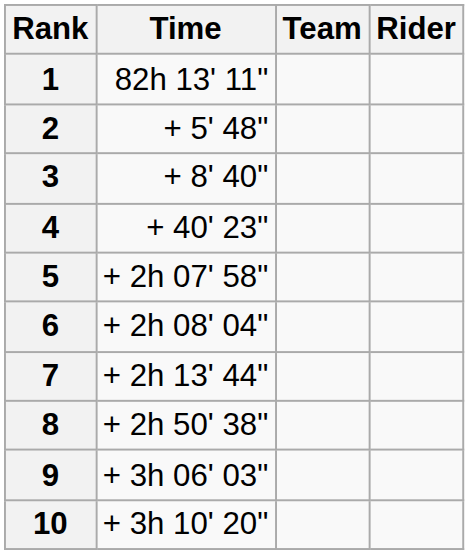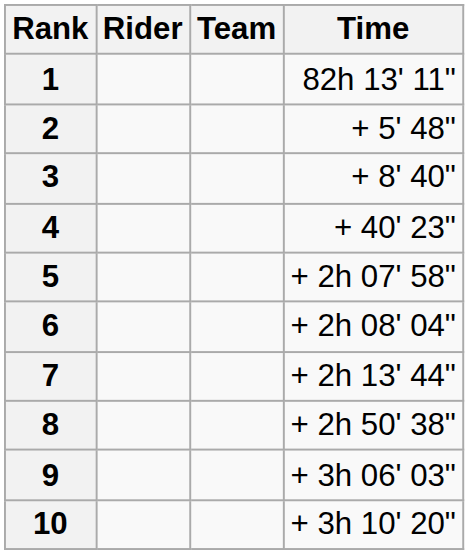columns swapped: (416, 29) <-> (186, 29)
